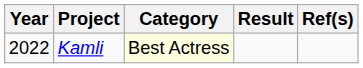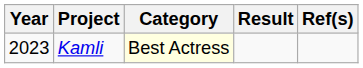(29, 47) 2022 -> (29, 47) 2023
